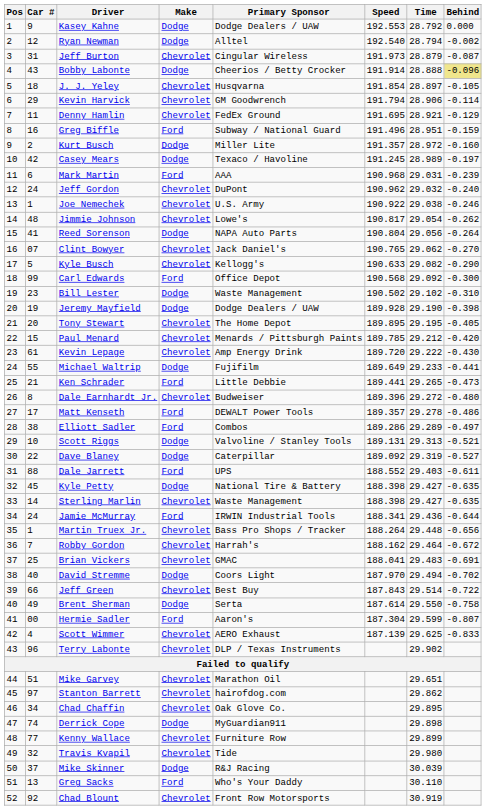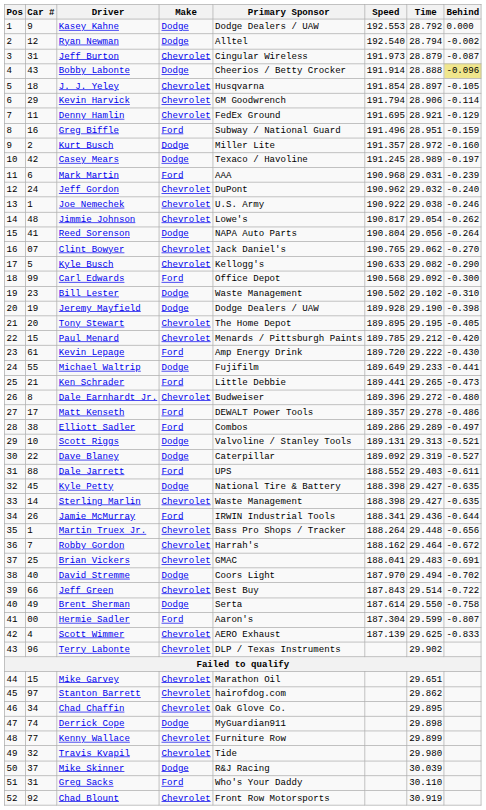(186, 353) Chevrolet -> (172, 353) Ford
(33, 516) 24 -> (33, 516) 26
(33, 679) 51 -> (33, 679) 15
(33, 783) 13 -> (33, 783) 31
